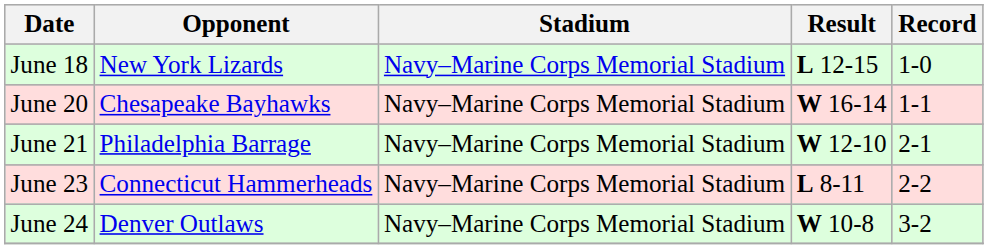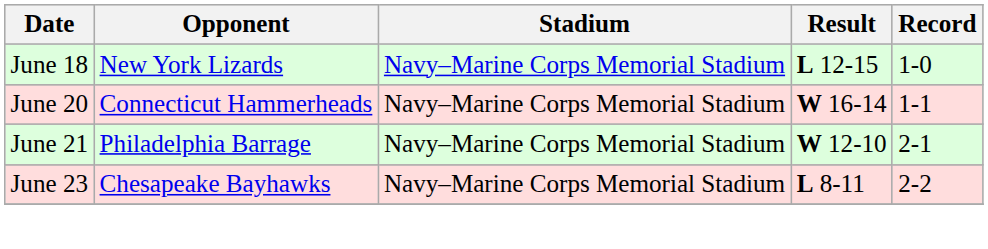(215, 104) Chesapeake Bayhawks -> (236, 104) Connecticut Hammerheads
(236, 183) Connecticut Hammerheads -> (215, 183) Chesapeake Bayhawks
- row: (49, 223)
